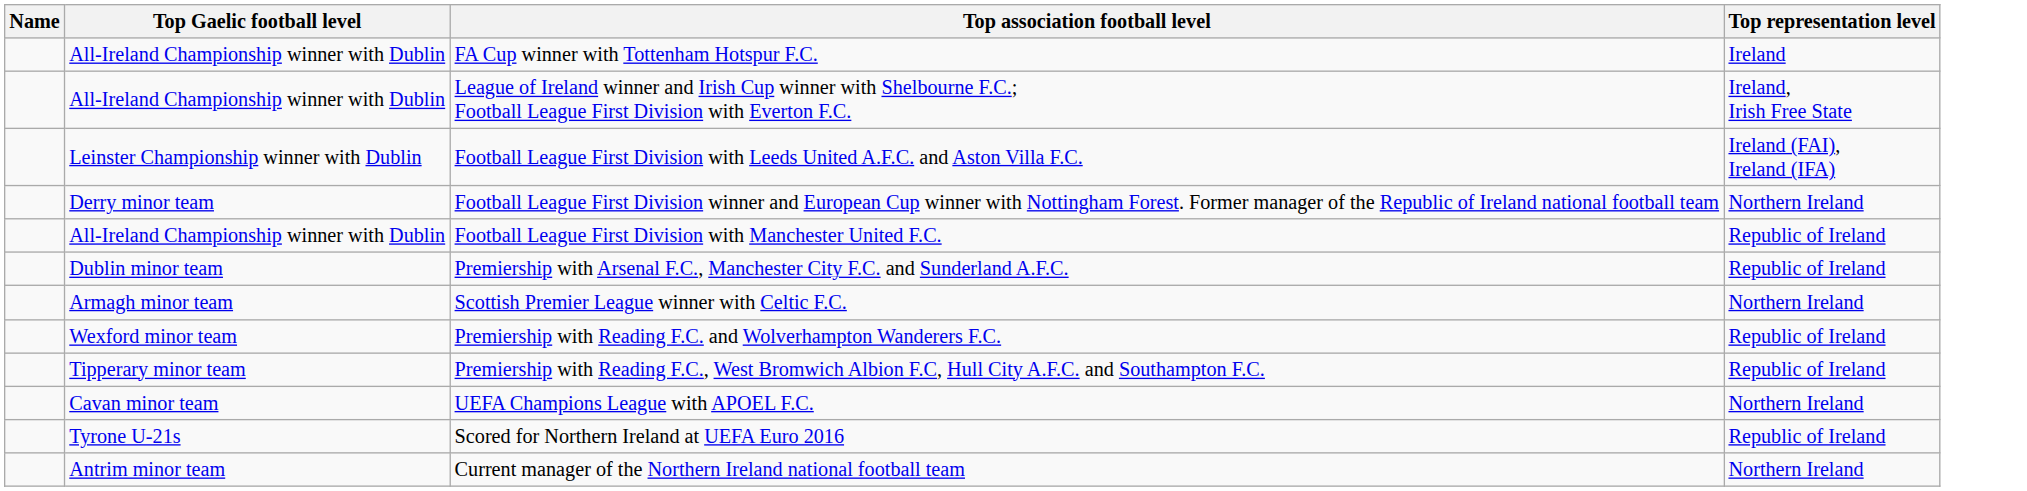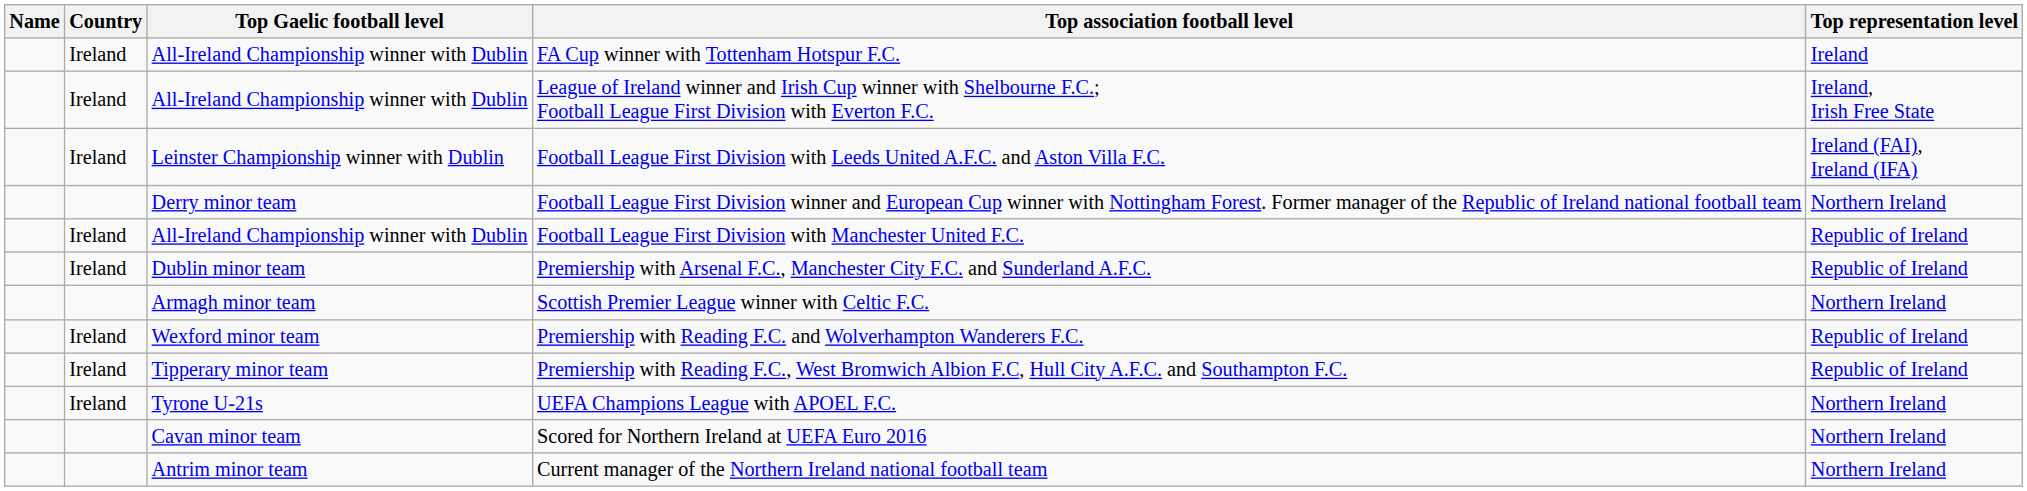+ column: (106, 21)
(144, 402) Cavan minor team -> (207, 402) Tyrone U-21s
(125, 435) Tyrone U-21s -> (226, 435) Cavan minor team
(1807, 435) Republic of Ireland -> (1878, 435) Northern Ireland
